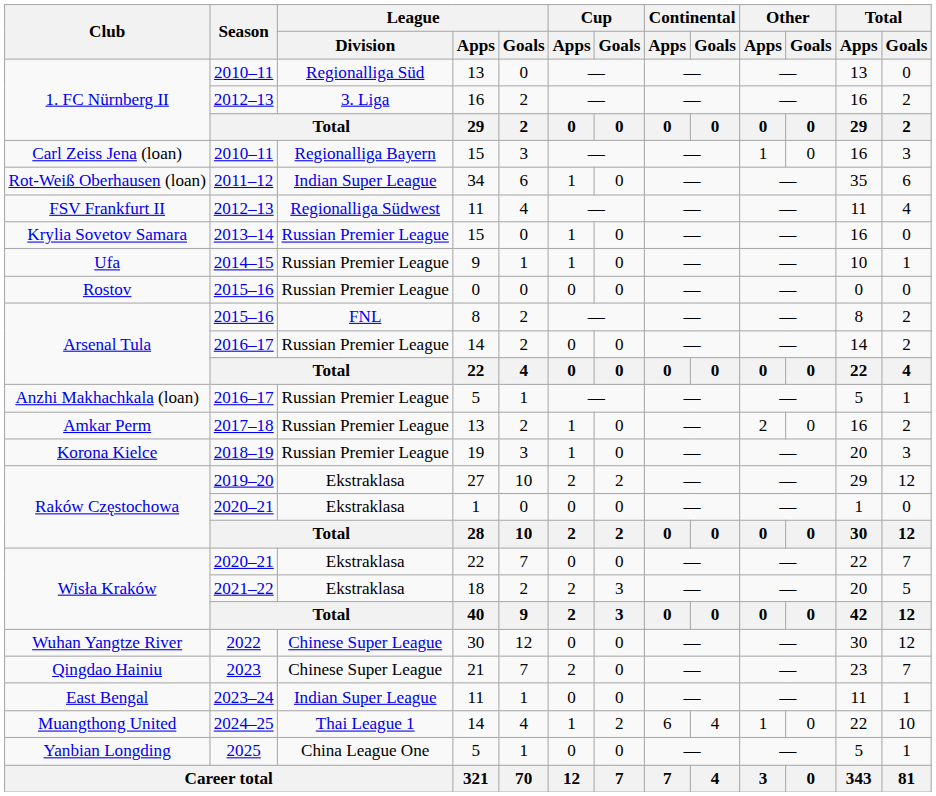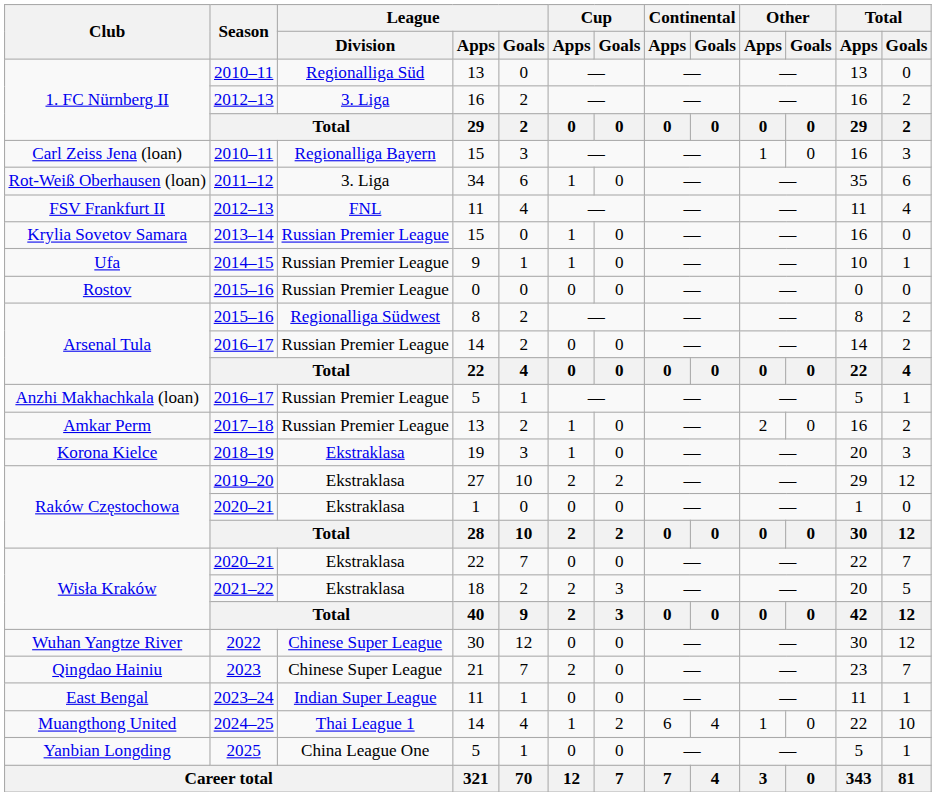(365, 180) Indian Super League -> (365, 180) 3. Liga
(365, 208) Regionalliga Südwest -> (365, 208) FNL
(365, 316) FNL -> (365, 316) Regionalliga Südwest
(365, 452) Russian Premier League -> (365, 452) Ekstraklasa
